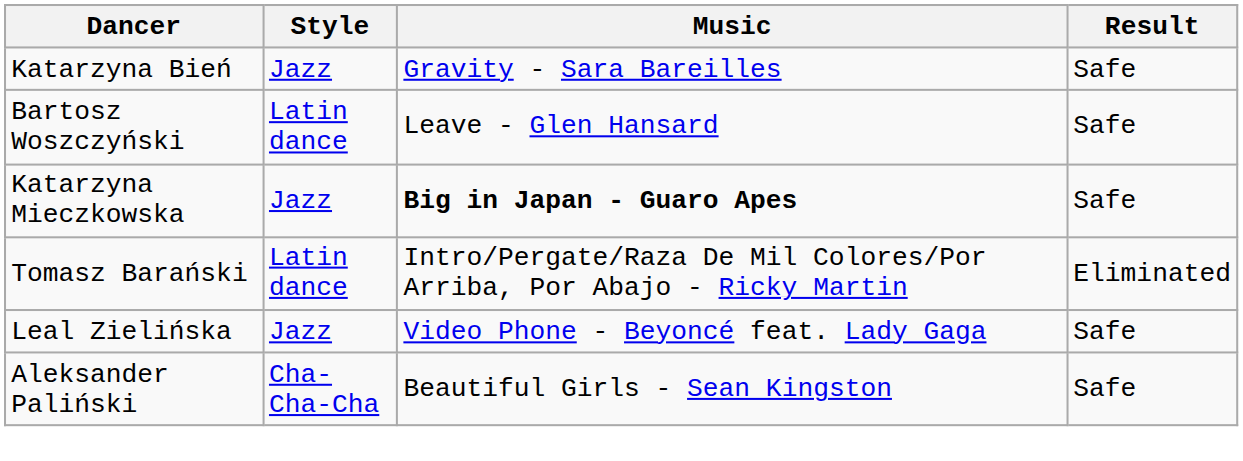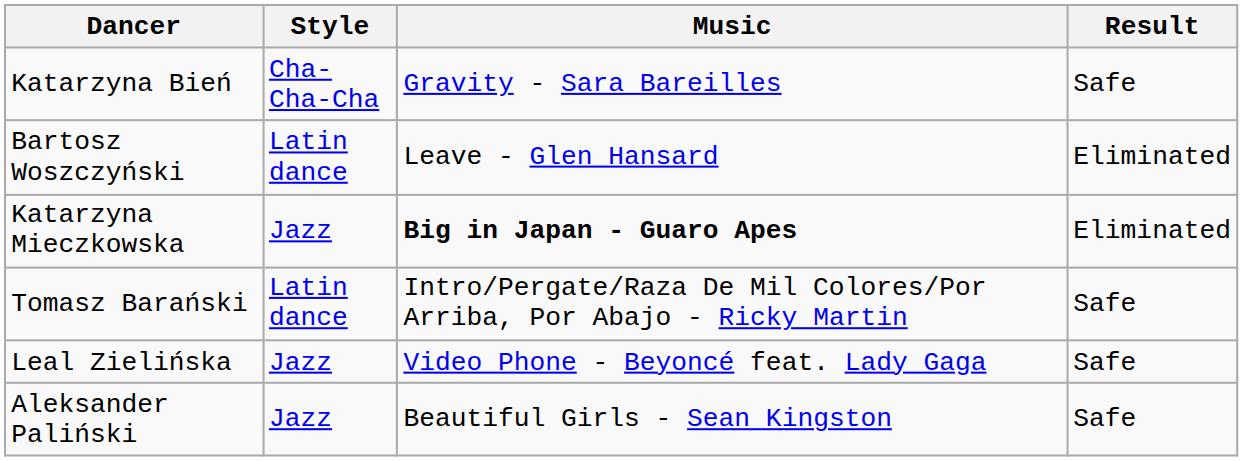(300, 69) Jazz -> (324, 84) Cha-Cha-Cha
(1105, 127) Safe -> (1152, 157) Eliminated
(1105, 200) Safe -> (1152, 231) Eliminated
(1152, 273) Eliminated -> (1105, 304) Safe
(324, 389) Cha-Cha-Cha -> (300, 420) Jazz
